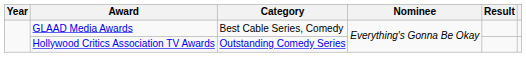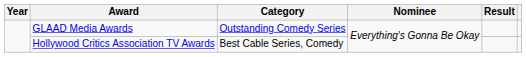(281, 28) Best Cable Series, Comedy -> (283, 28) Outstanding Comedy Series
(283, 44) Outstanding Comedy Series -> (281, 44) Best Cable Series, Comedy
